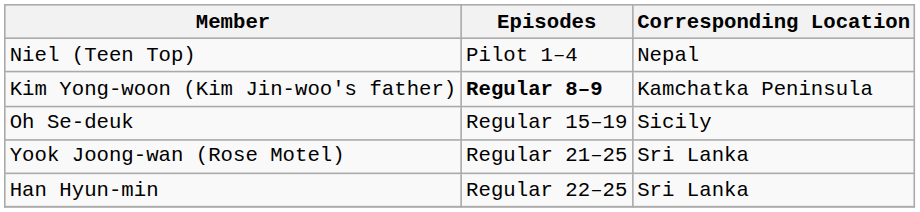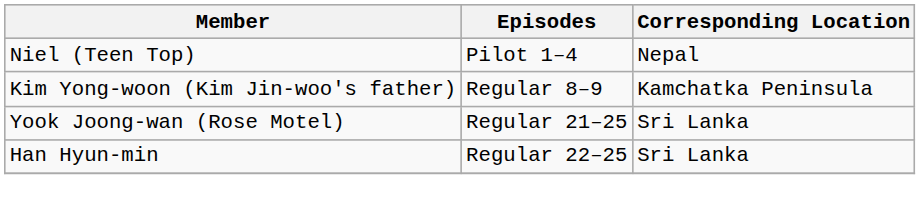(534, 89) bold -> (534, 89) normal
- row: (72, 123)
